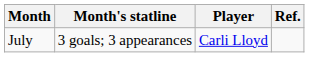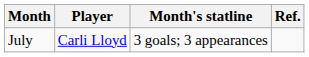columns swapped: (233, 16) <-> (125, 16)
